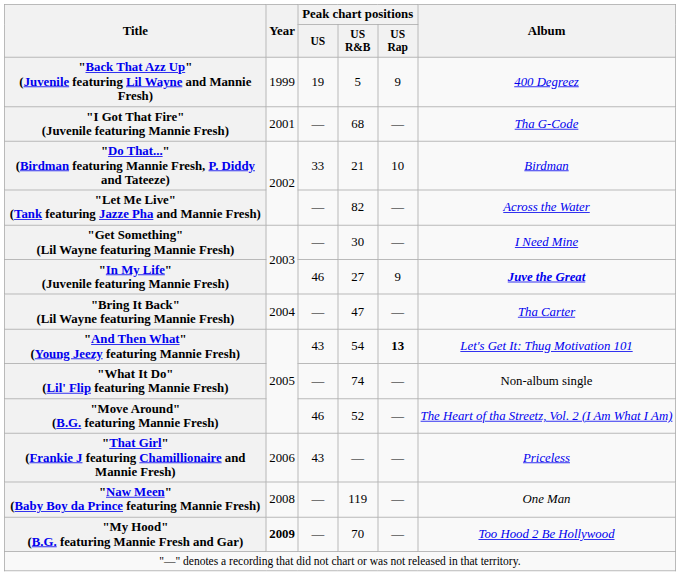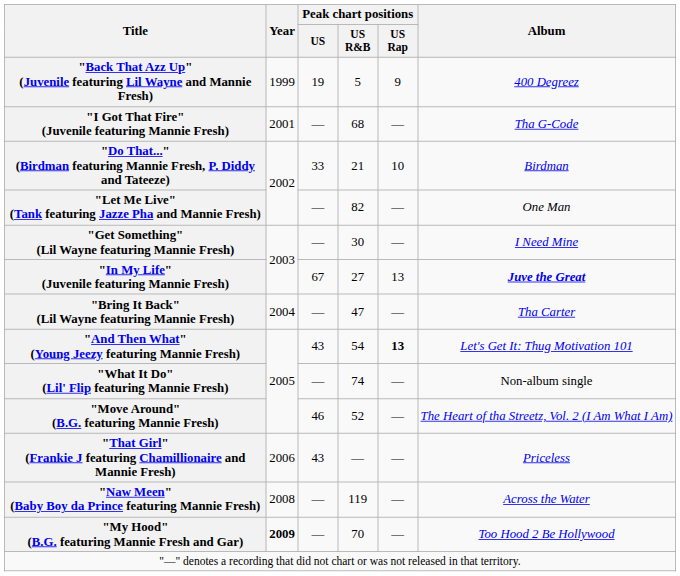(547, 207) Across the Water -> (547, 207) One Man
(318, 277) 46 -> (318, 277) 67
(398, 277) 9 -> (398, 277) 13
(547, 499) One Man -> (547, 499) Across the Water
